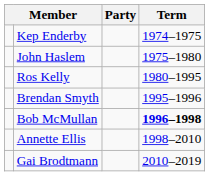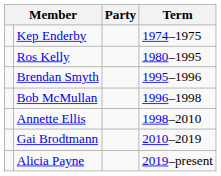- row: (51, 56)
(172, 118) bold -> (172, 98) normal
+ row: (50, 160)
